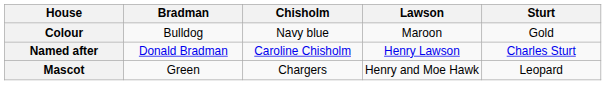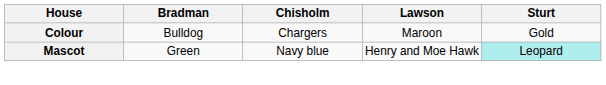(303, 32) Navy blue -> (303, 32) Chargers
- row: (64, 51)
(303, 70) Chargers -> (303, 51) Navy blue
(541, 70) no background -> (541, 51) paleturquoise background
